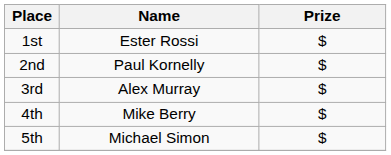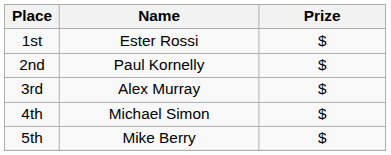(159, 114) Mike Berry -> (159, 114) Michael Simon
(159, 138) Michael Simon -> (159, 138) Mike Berry
